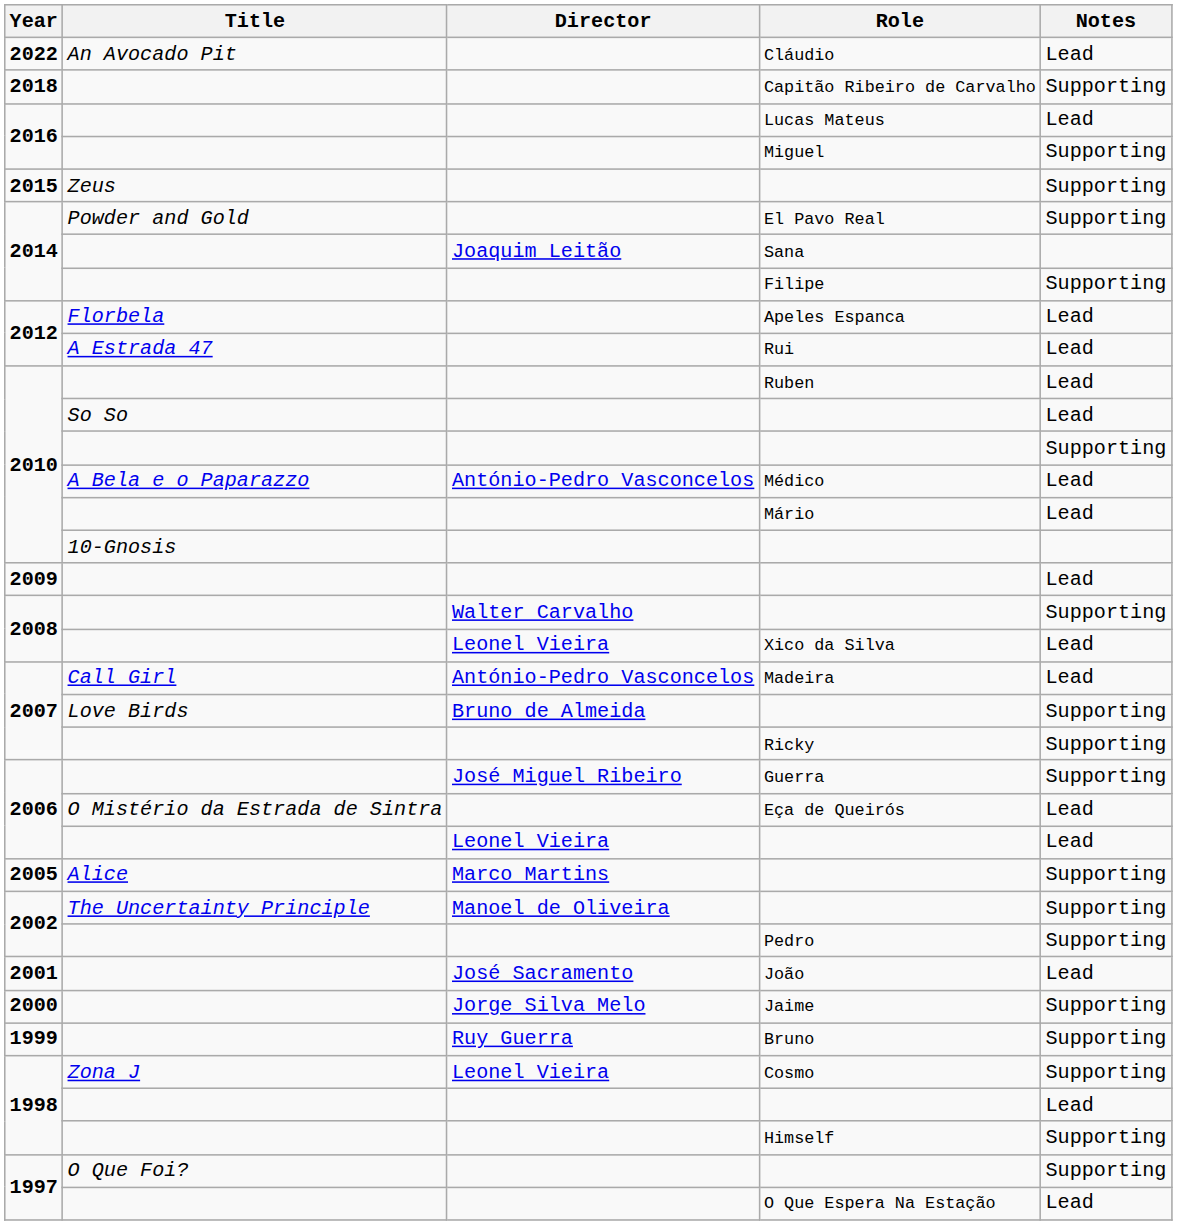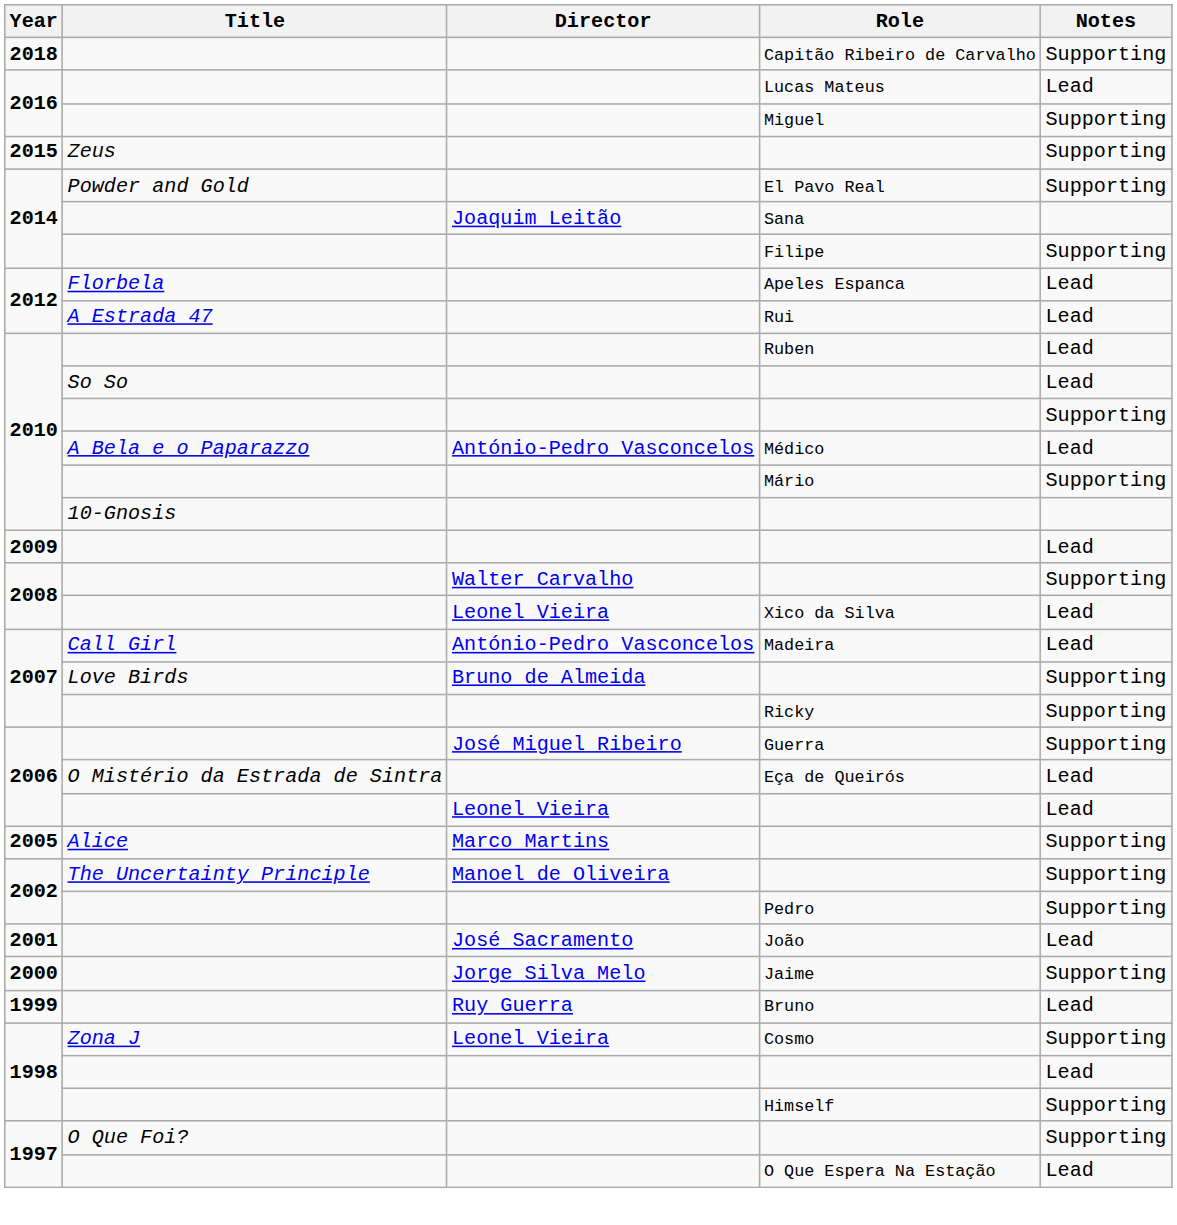- row: (34, 54)
(1070, 514) Lead -> (1106, 481) Supporting
(1106, 1039) Supporting -> (1070, 1006) Lead
